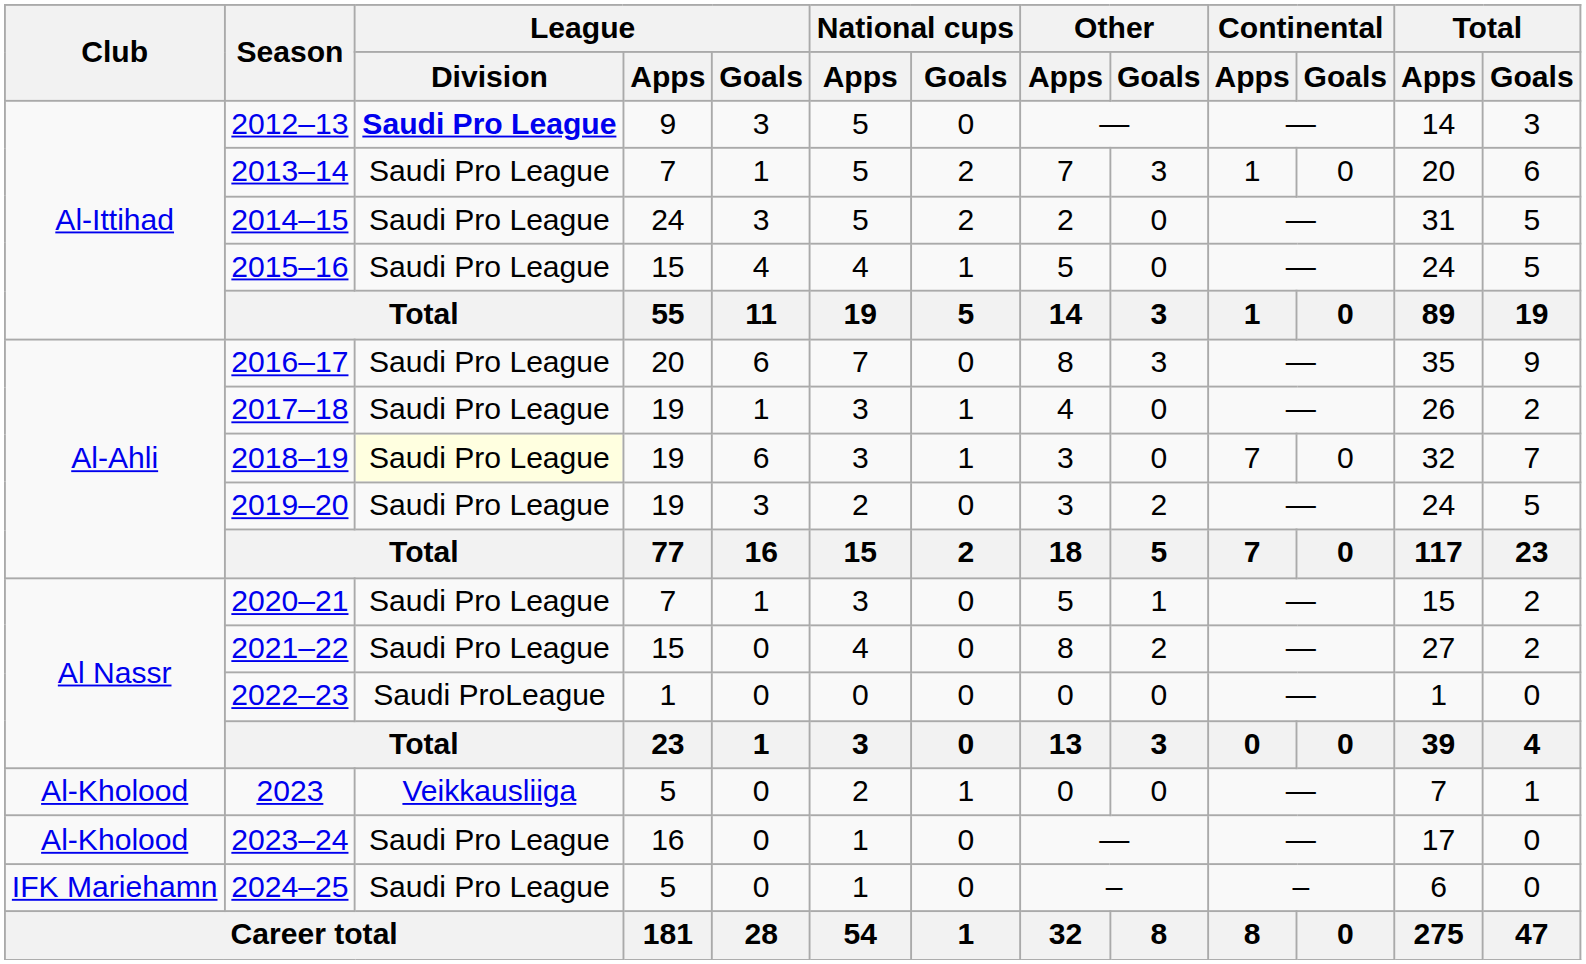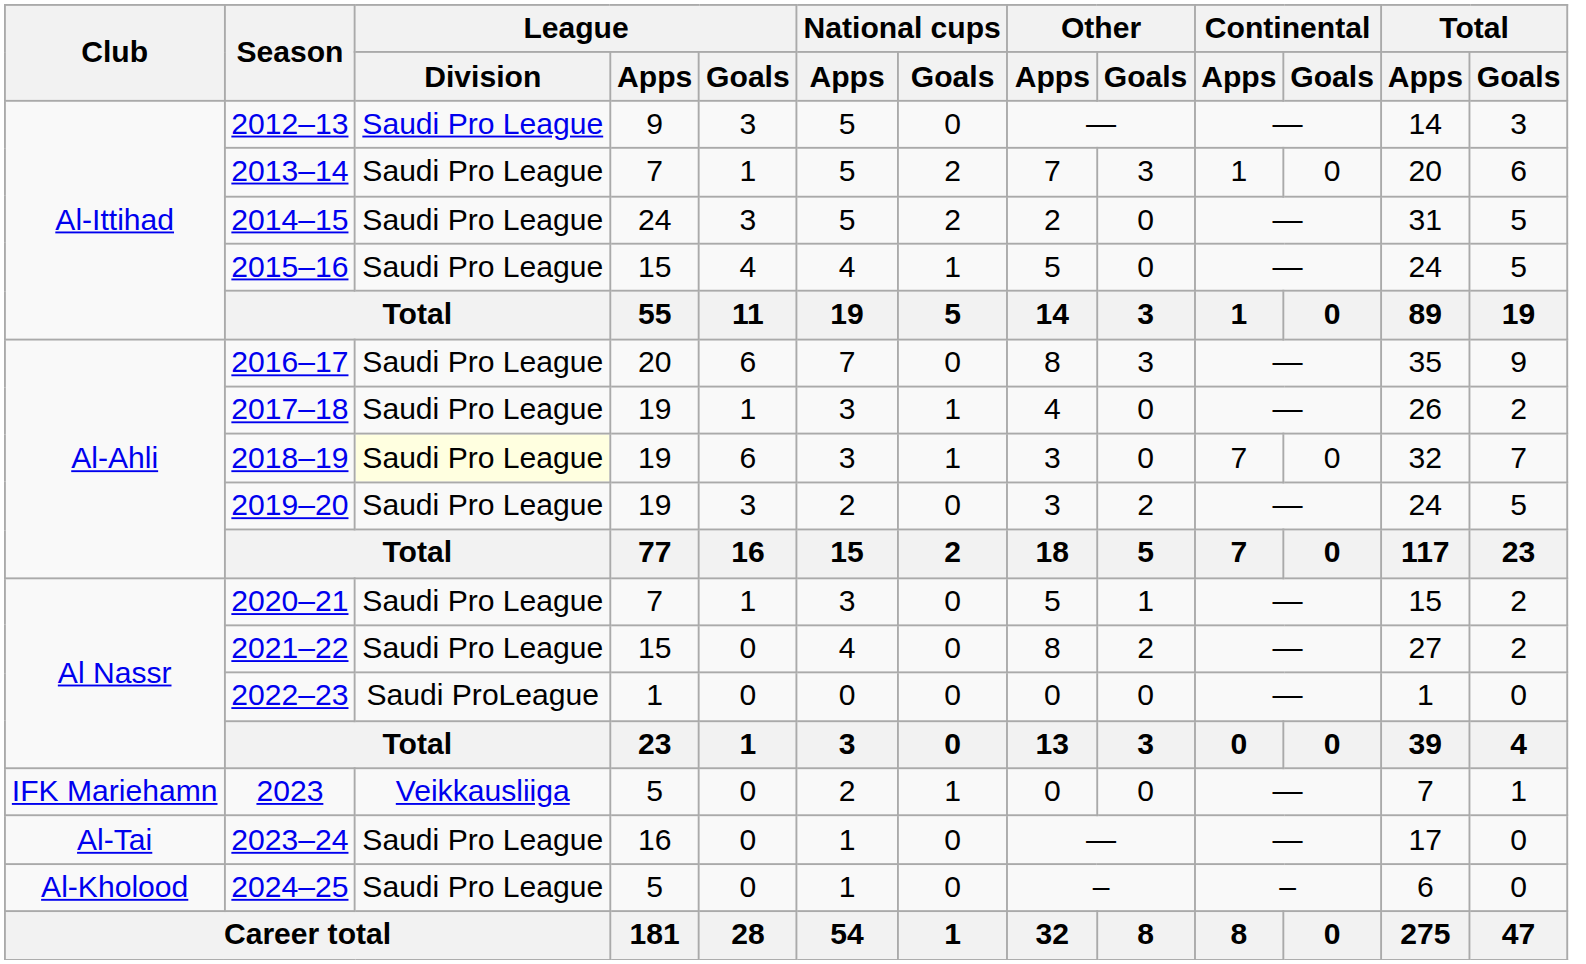(489, 123) bold -> (483, 123) normal
(115, 791) Al-Kholood -> (115, 791) IFK Mariehamn
(115, 839) Al-Kholood -> (115, 839) Al-Tai
(115, 887) IFK Mariehamn -> (115, 887) Al-Kholood
